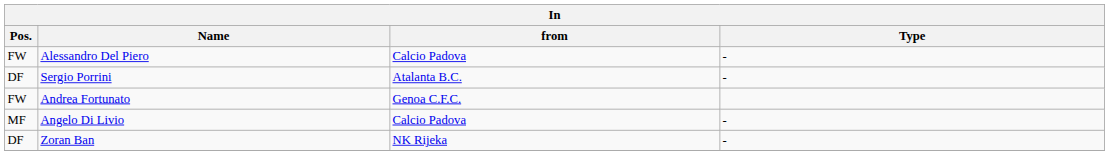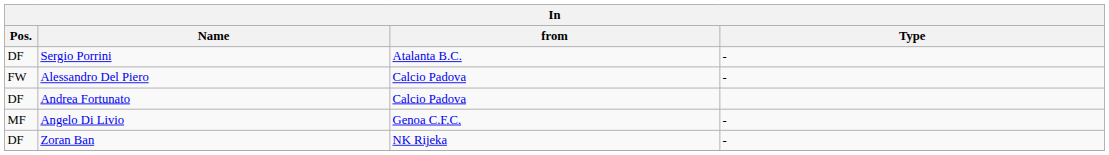rows swapped: (95, 57) <-> (76, 78)
(17, 98) FW -> (16, 98) DF
(427, 98) Genoa C.F.C. -> (429, 98) Calcio Padova
(429, 119) Calcio Padova -> (427, 119) Genoa C.F.C.
